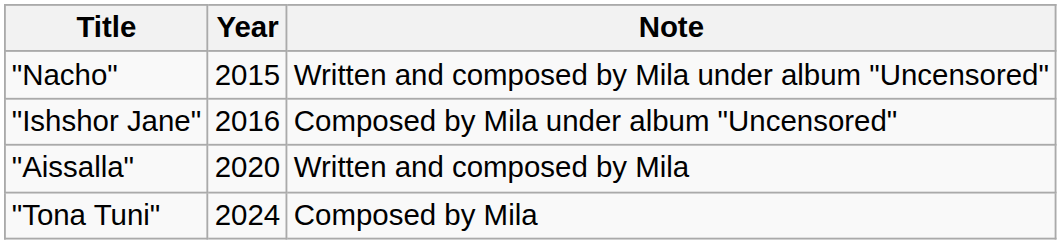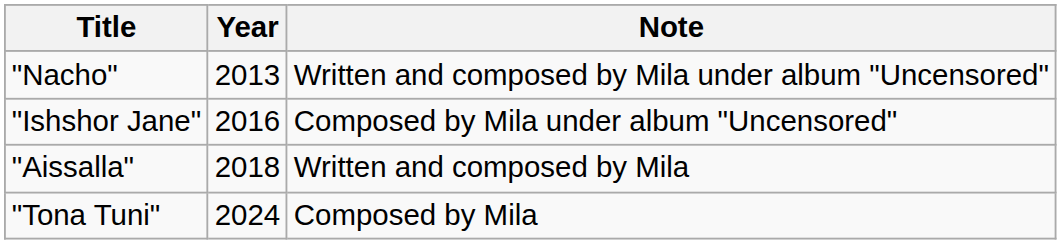(247, 74) 2015 -> (247, 74) 2013
(247, 167) 2020 -> (247, 167) 2018
